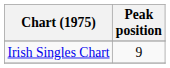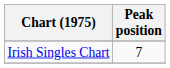(139, 52) 9 -> (139, 52) 7
